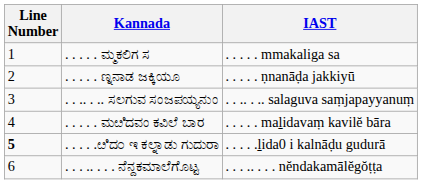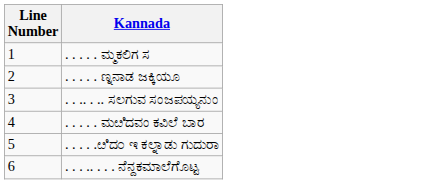- column: (320, 23)
(11, 144) bold -> (11, 144) normal
